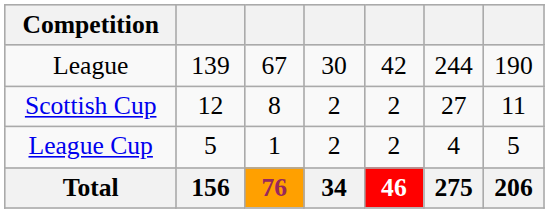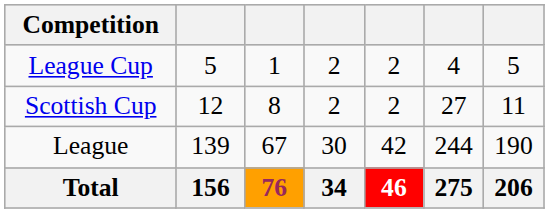rows swapped: (91, 65) <-> (91, 146)
